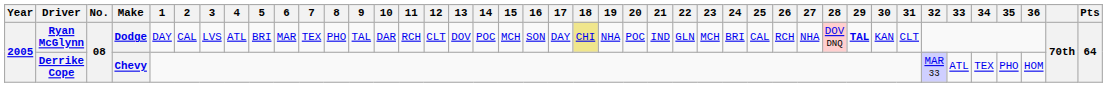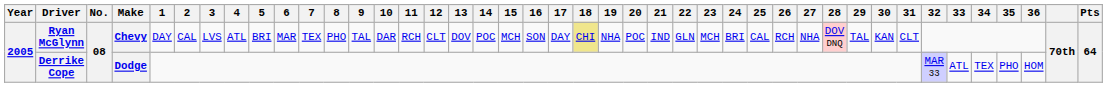(131, 37) Dodge -> (131, 37) Chevy
(859, 37) bold -> (859, 37) normal
(131, 67) Chevy -> (131, 67) Dodge
